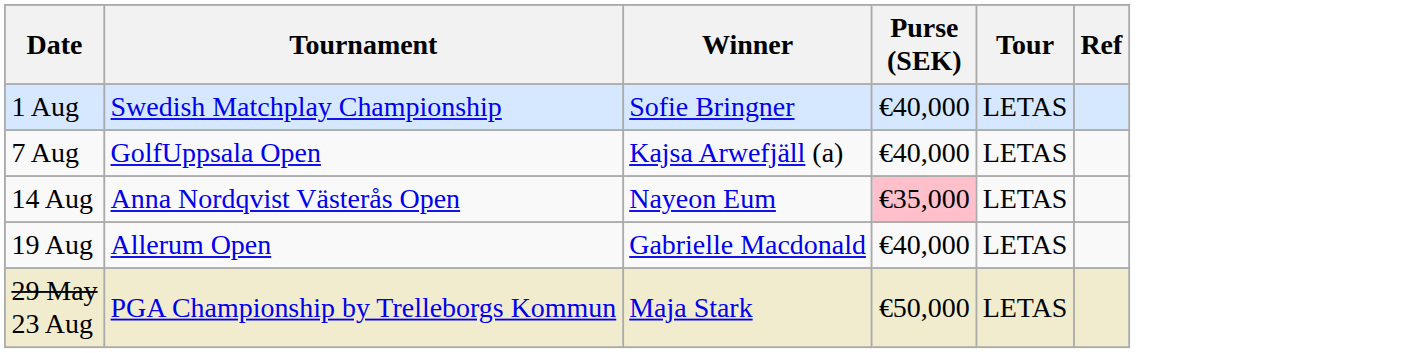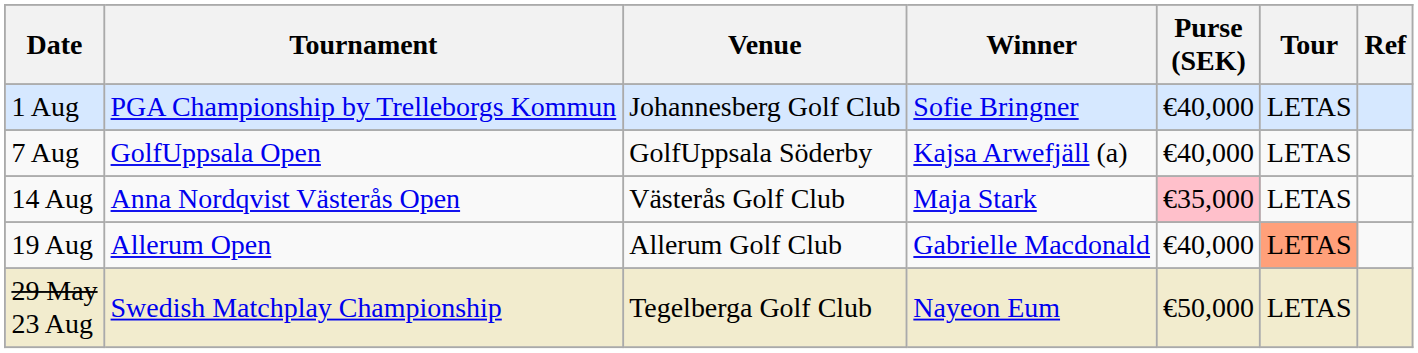+ column: (765, 44)
(306, 106) Swedish Matchplay Championship -> (363, 106) PGA Championship by Trelleborgs Kommun
(703, 199) Nayeon Eum -> (975, 199) Maja Stark
(1025, 245) no background -> (1309, 245) lightsalmon background
(363, 308) PGA Championship by Trelleborgs Kommun -> (306, 308) Swedish Matchplay Championship
(691, 308) Maja Stark -> (987, 308) Nayeon Eum
